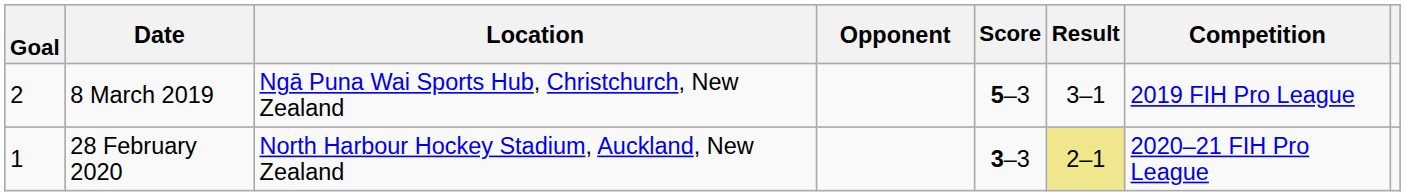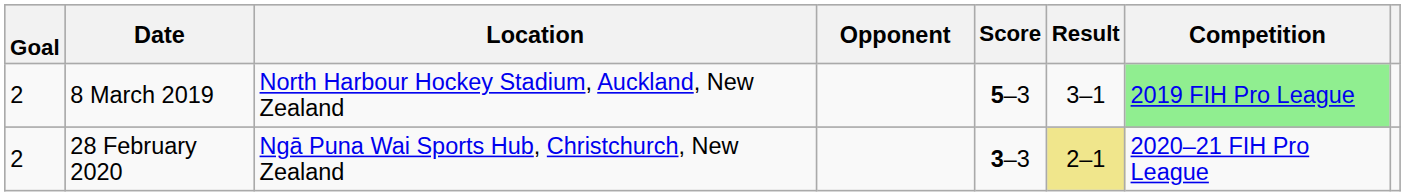(499, 96) Ngā Puna Wai Sports Hub, Christchurch, New Zealand -> (507, 96) North Harbour Hockey Stadium, Auckland, New Zealand
(1243, 96) no background -> (1243, 96) lightgreen background
(17, 159) 1 -> (17, 159) 2
(507, 159) North Harbour Hockey Stadium, Auckland, New Zealand -> (499, 159) Ngā Puna Wai Sports Hub, Christchurch, New Zealand
